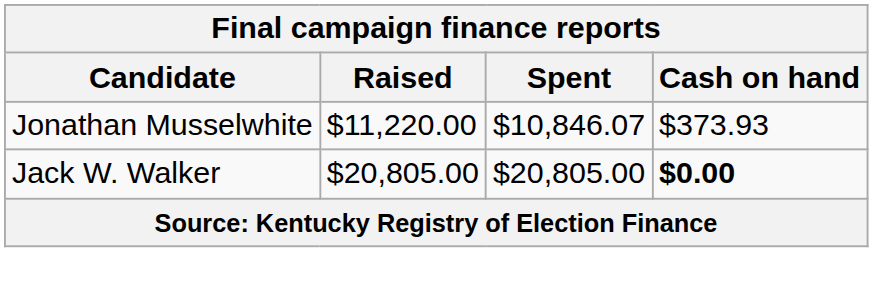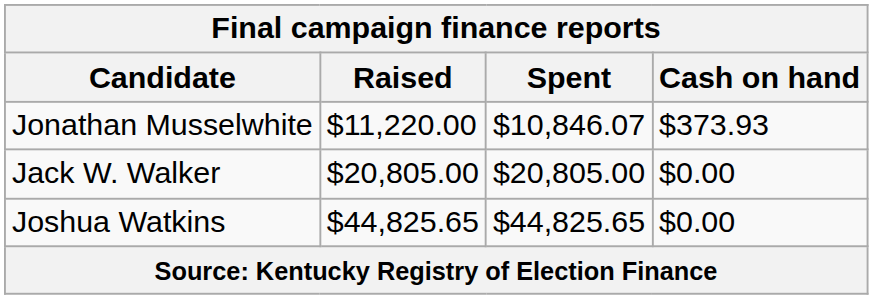(697, 173) bold -> (697, 173) normal
+ row: (119, 221)
